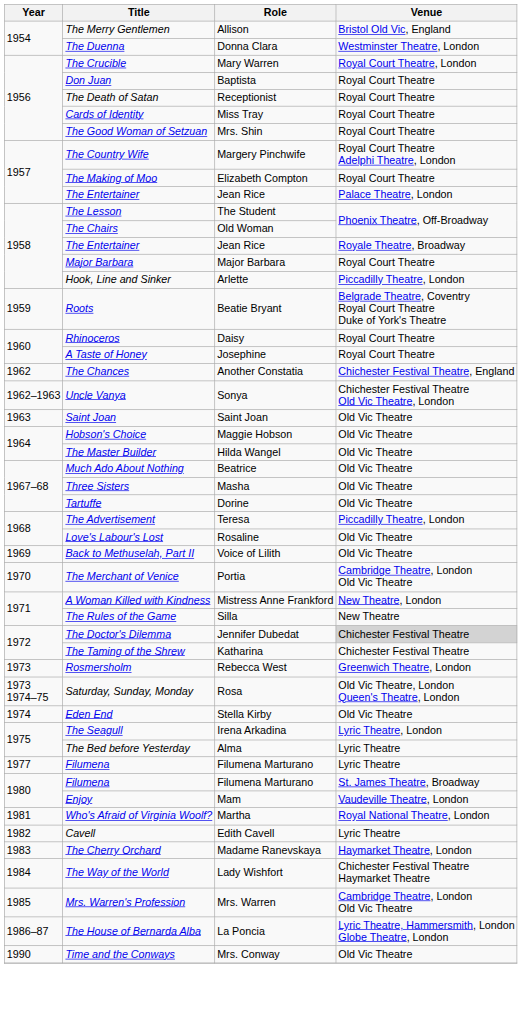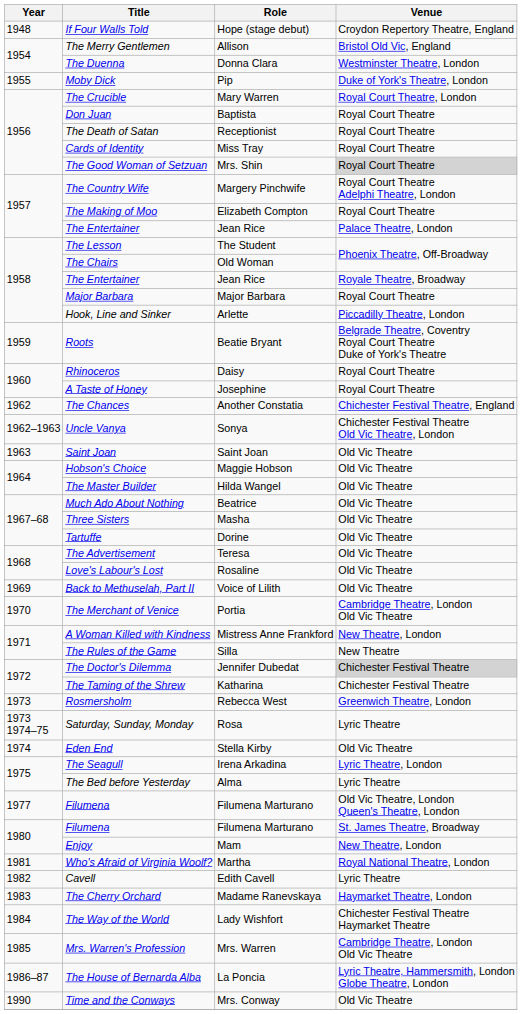+ row: (19, 30)
+ row: (19, 81)
(386, 132) no background -> (386, 166) lightgrey background
(401, 520) Piccadilly Theatre, London -> (375, 554) Old Vic Theatre
(399, 691) Old Vic Theatre, London Queen's Theatre, London -> (369, 725) Lyric Theatre
(369, 765) Lyric Theatre -> (399, 805) Old Vic Theatre, London Queen's Theatre, London
(403, 799) Vaudeville Theatre, London -> (390, 845) New Theatre, London
